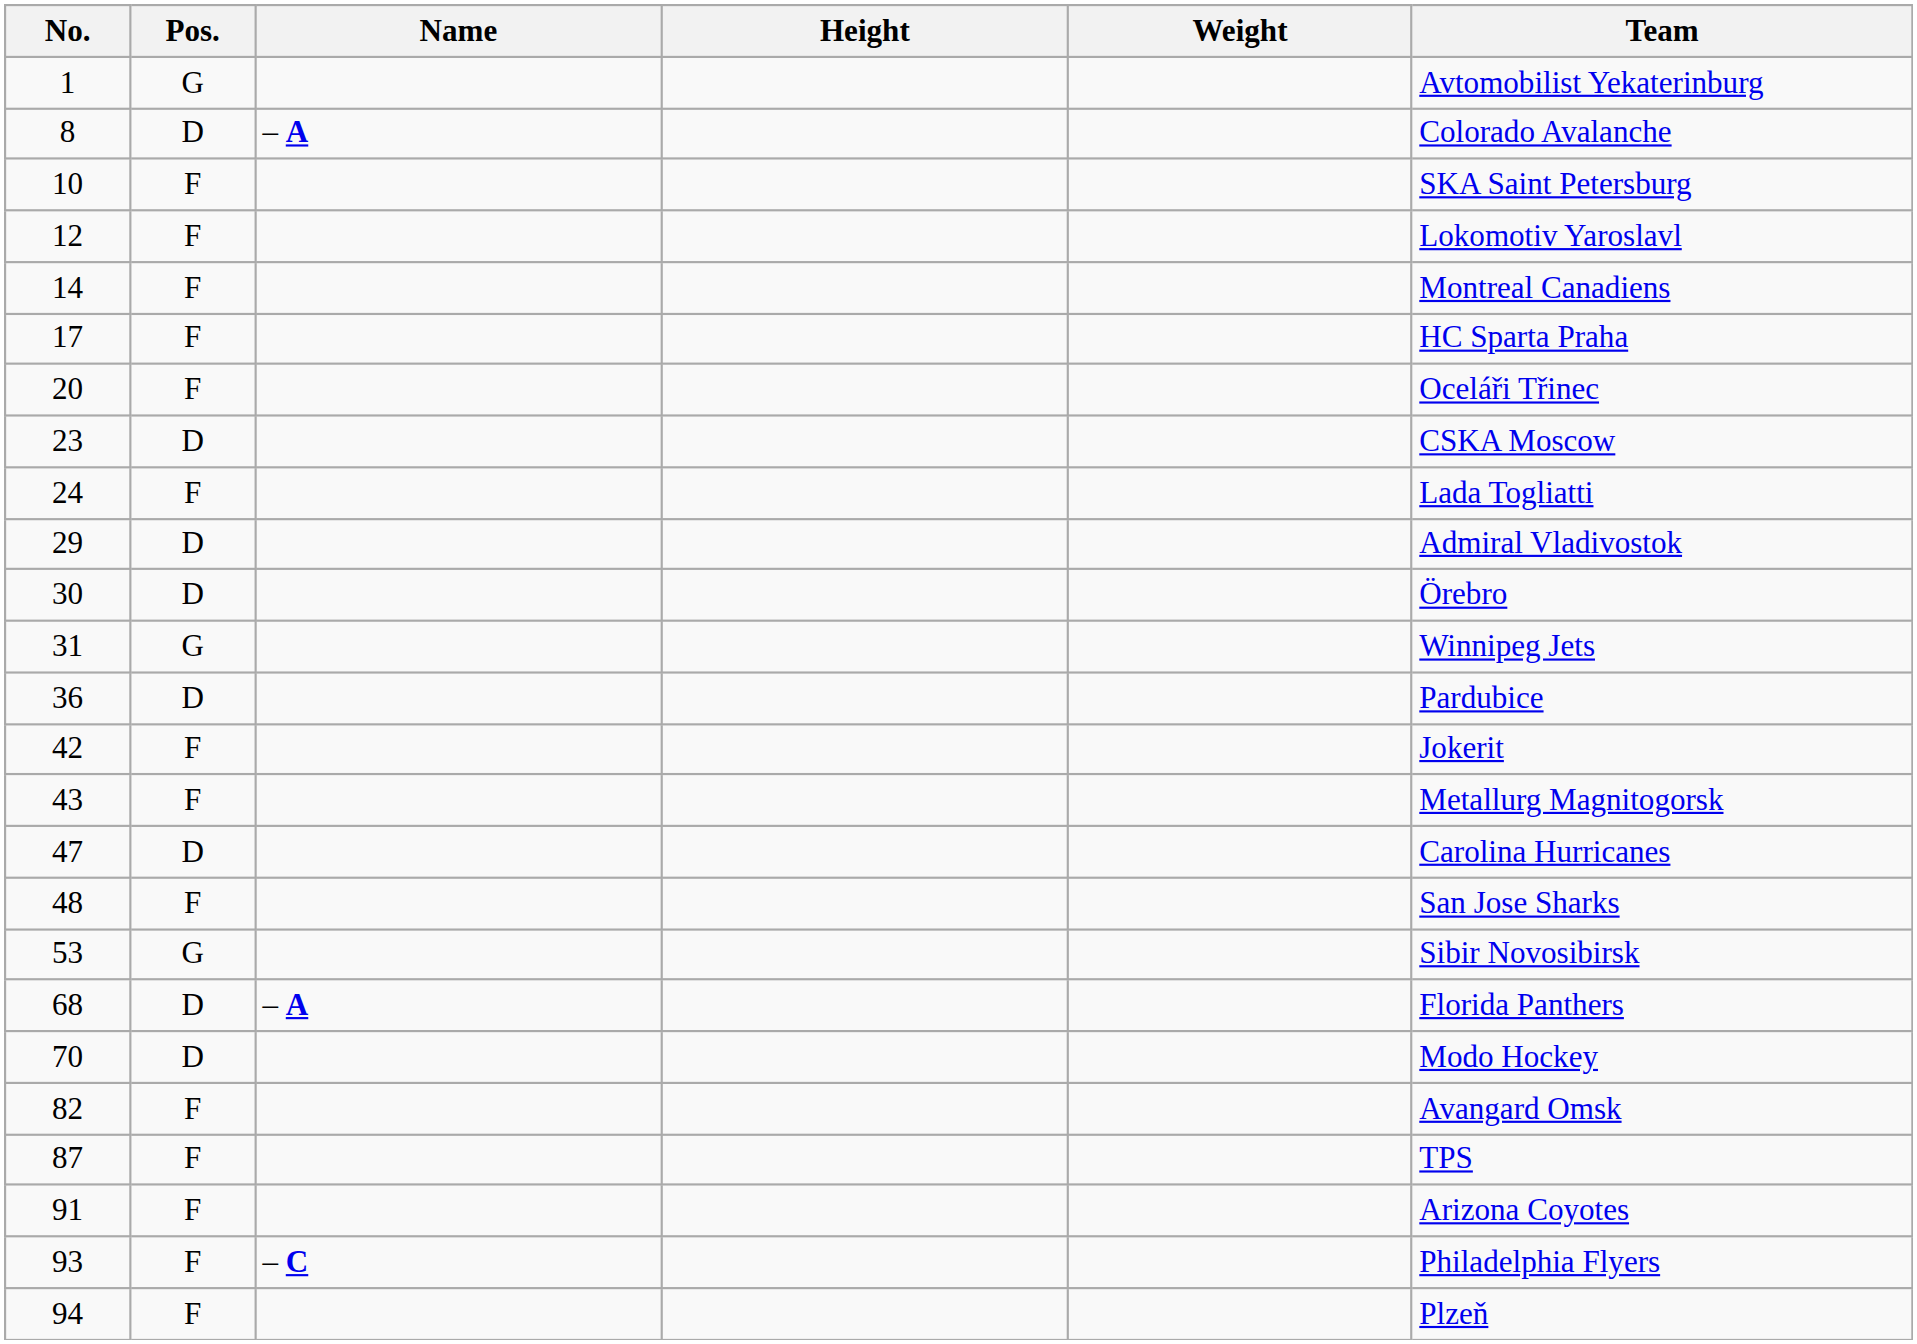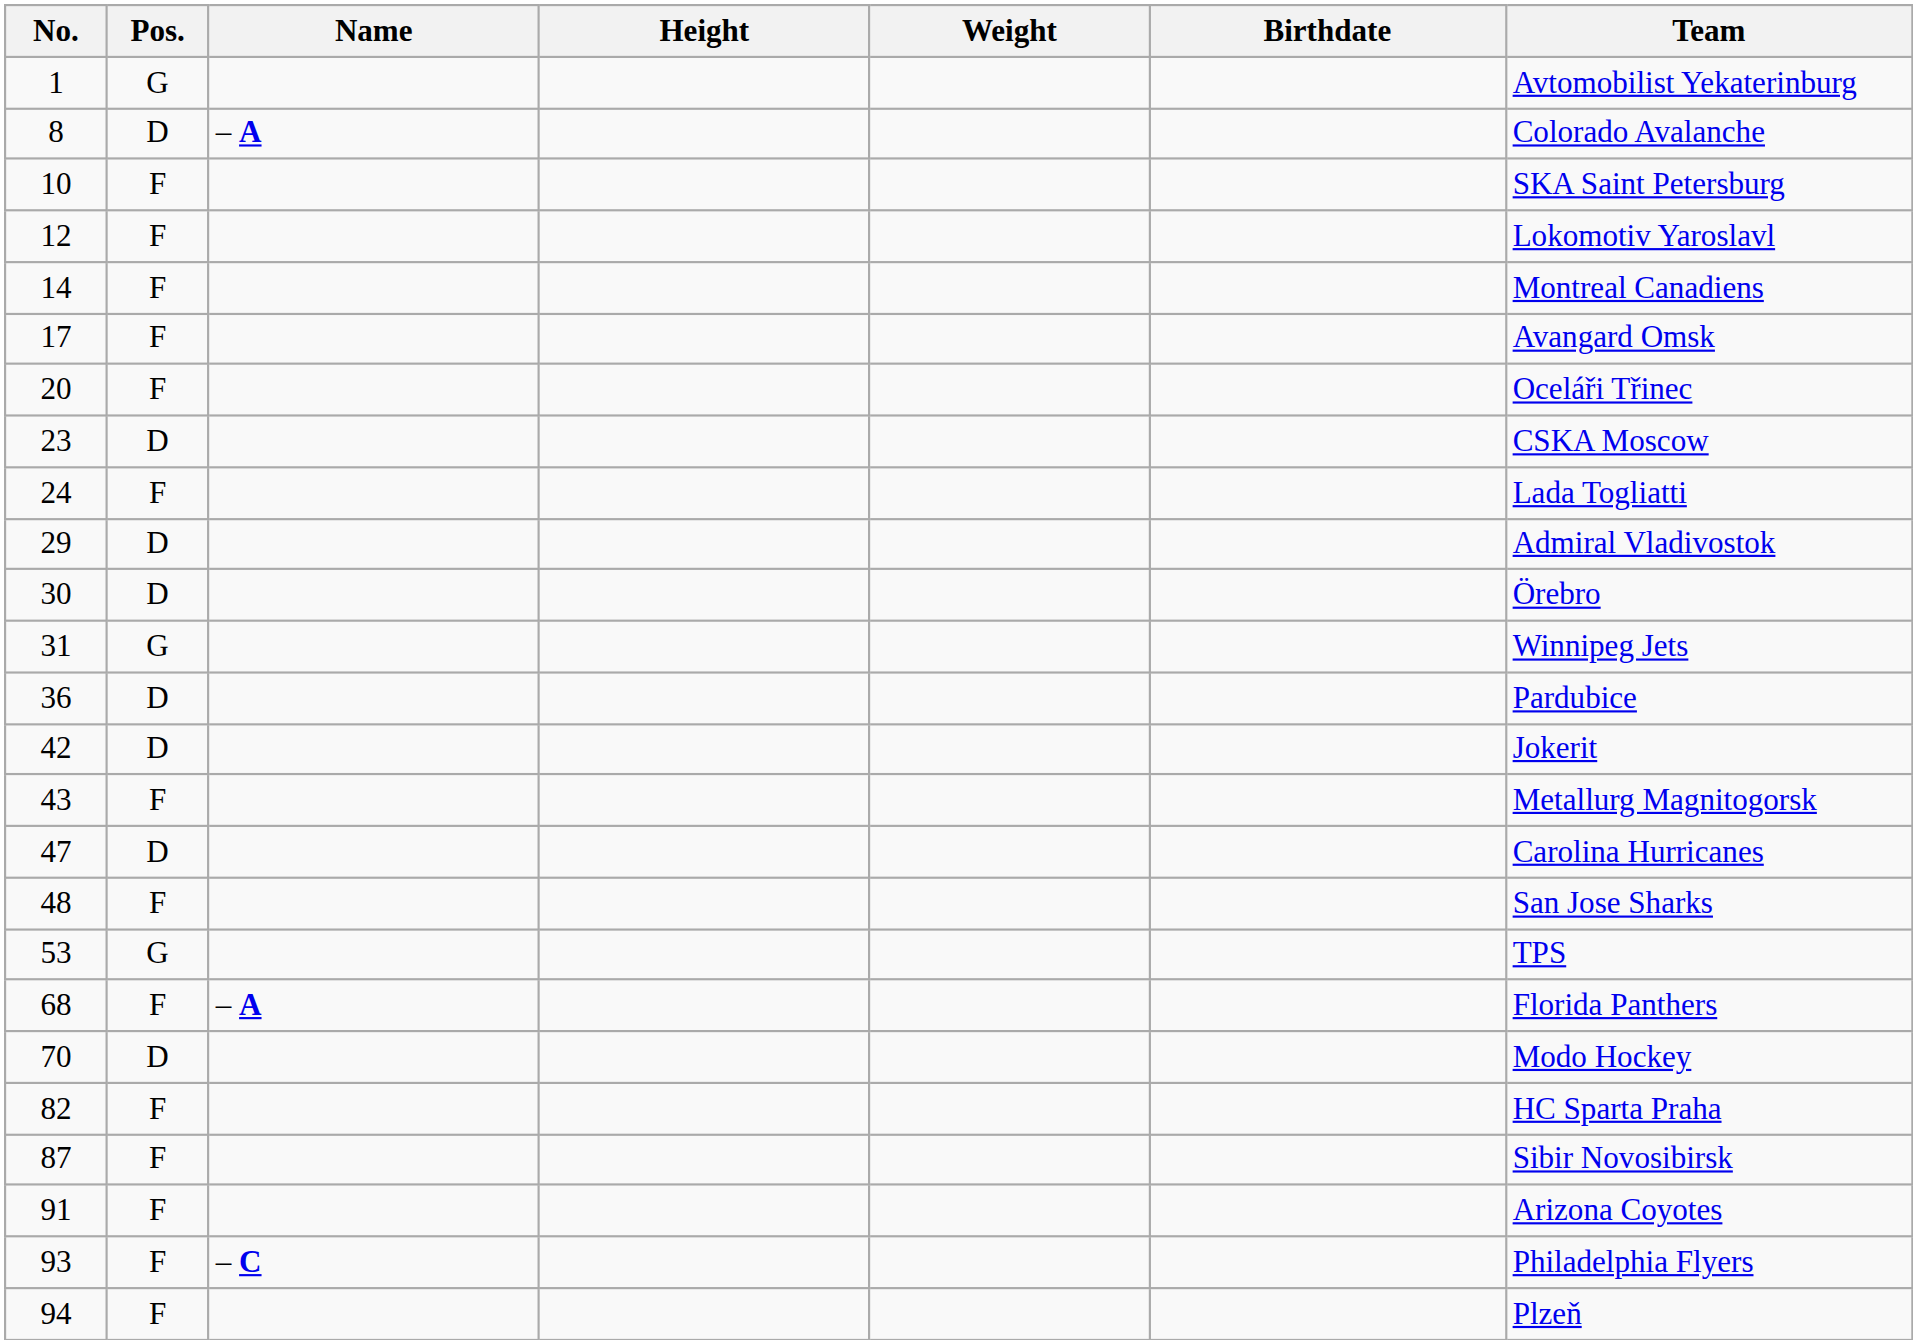+ column: (1327, 30)
(1524, 338) HC Sparta Praha -> (1614, 338) Avangard Omsk
(193, 748) F -> (158, 748) D
(1529, 953) Sibir Novosibirsk -> (1539, 953) TPS
(193, 1005) D -> (158, 1005) F
(1520, 1107) Avangard Omsk -> (1617, 1107) HC Sparta Praha
(1446, 1159) TPS -> (1623, 1159) Sibir Novosibirsk
